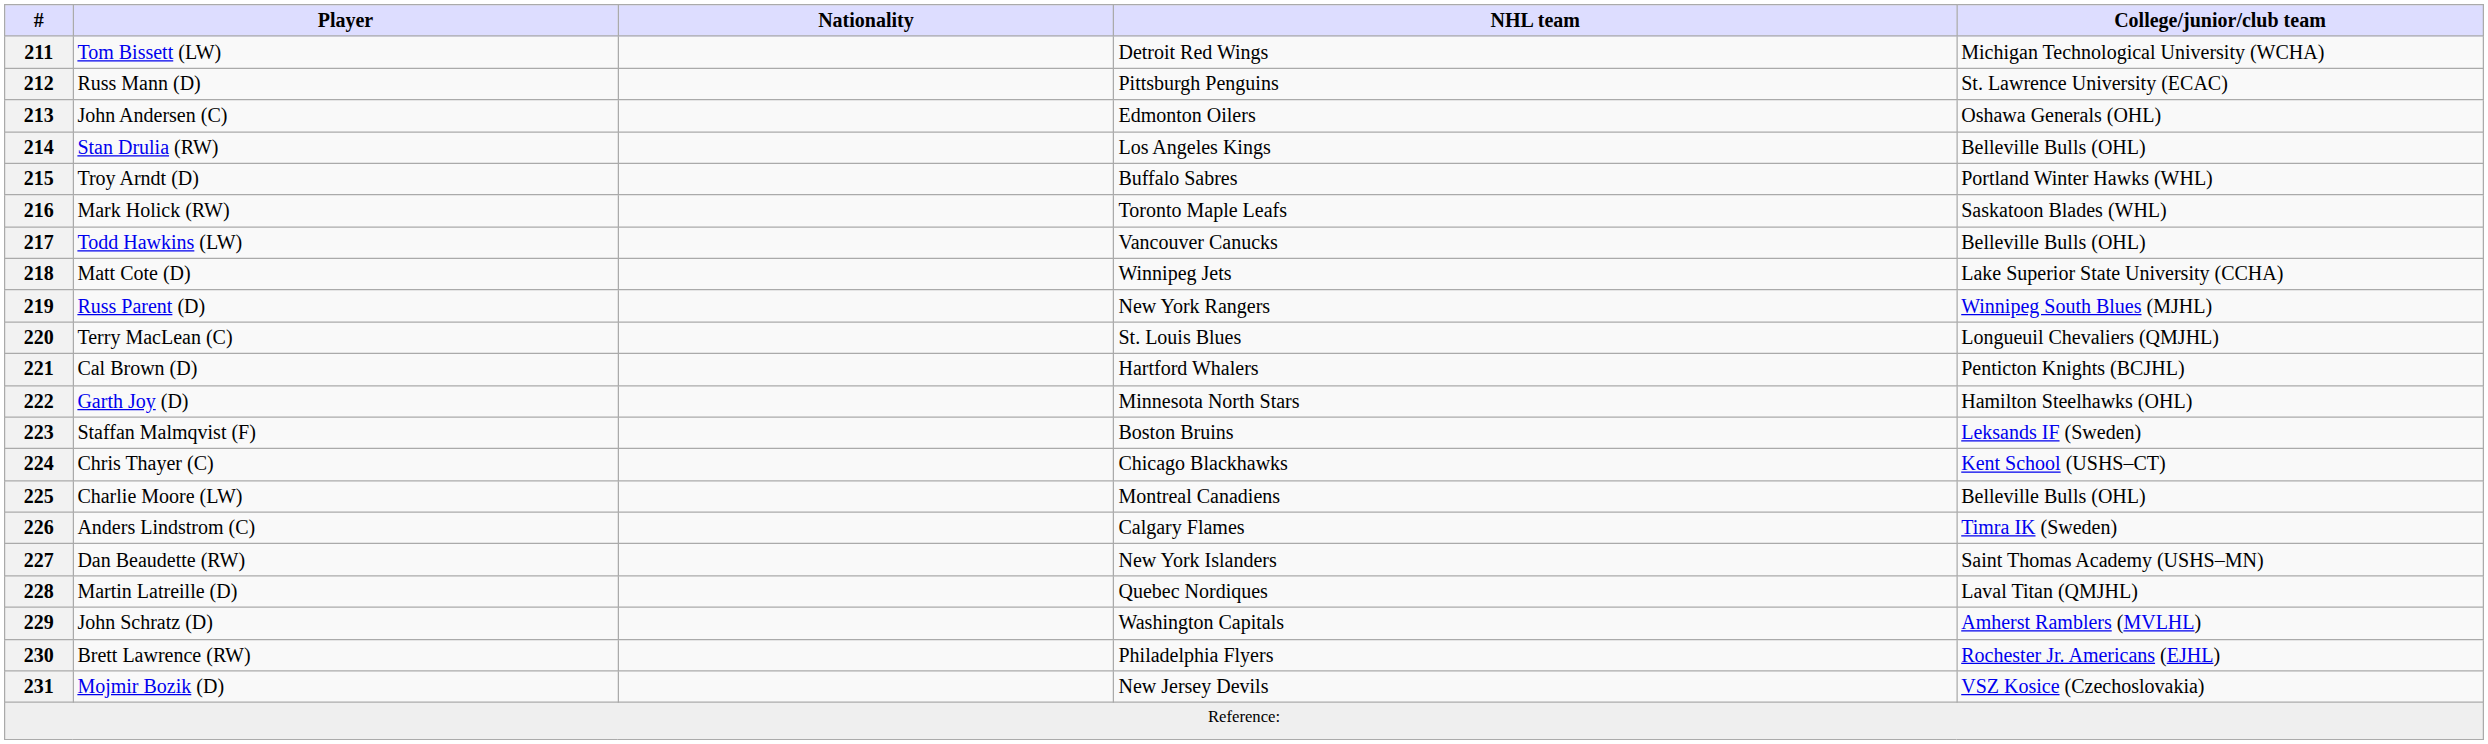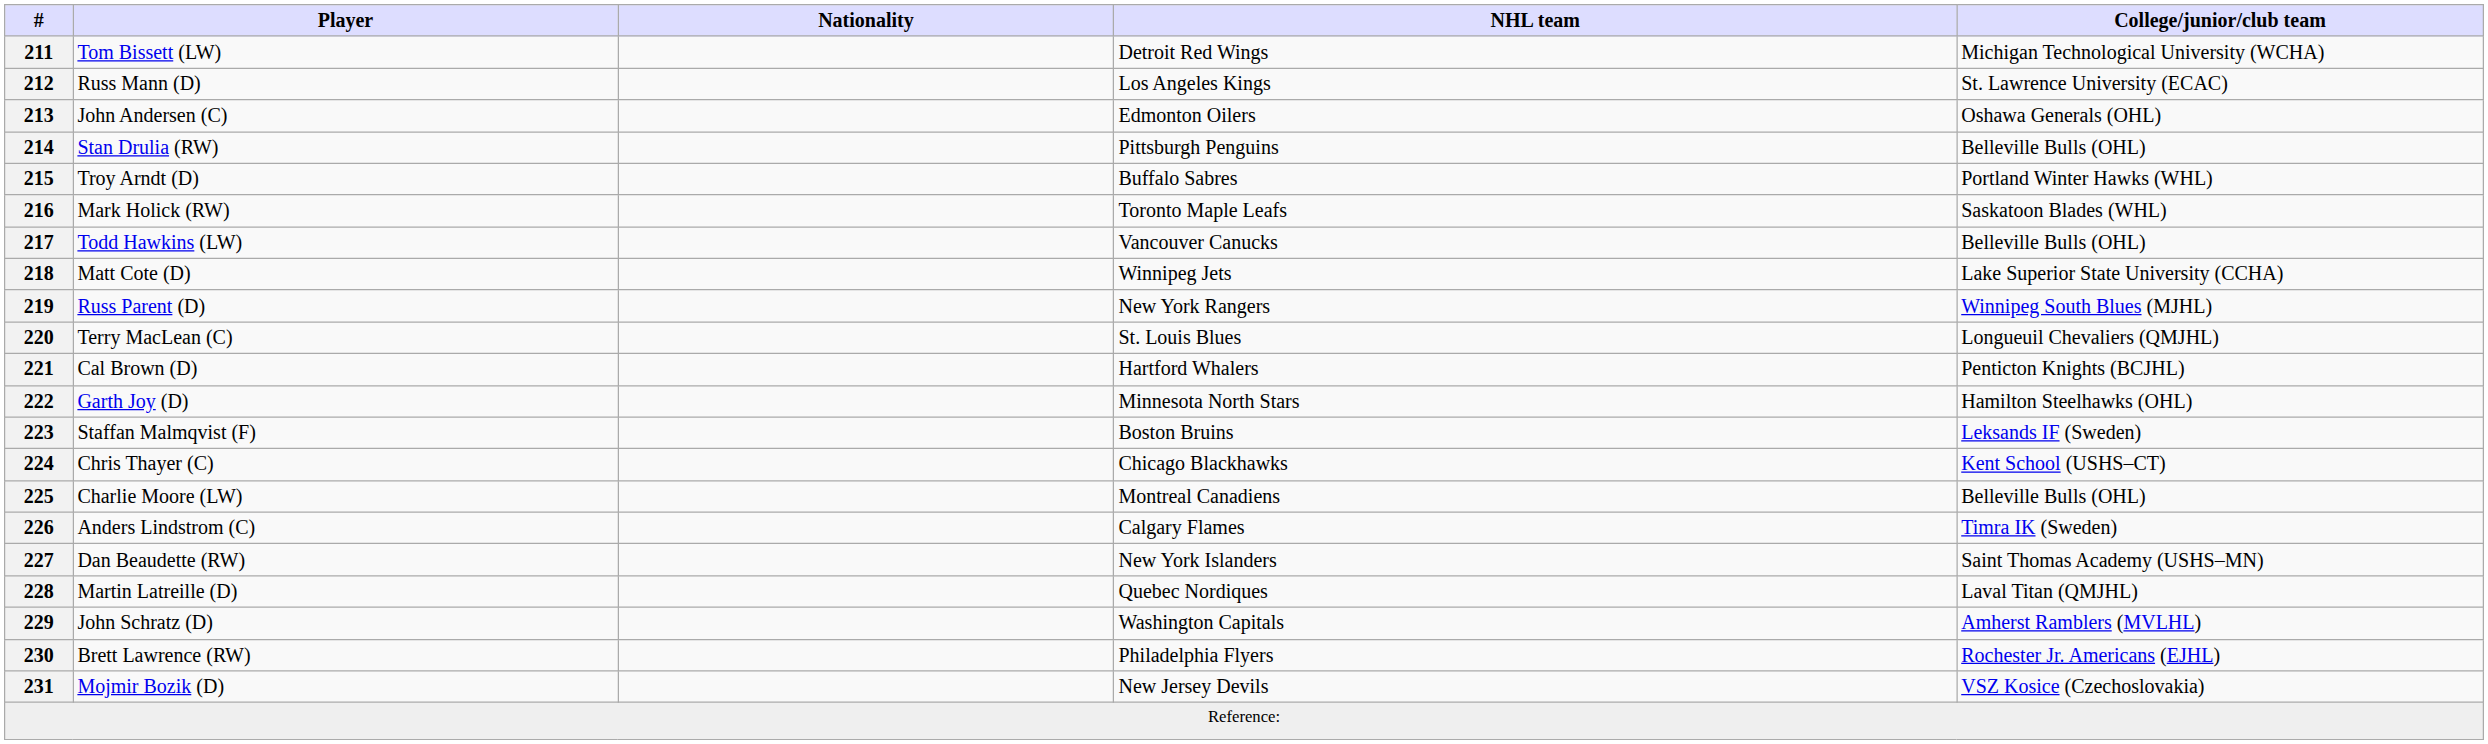(1199, 83) Pittsburgh Penguins -> (1195, 83) Los Angeles Kings
(1195, 147) Los Angeles Kings -> (1199, 147) Pittsburgh Penguins
